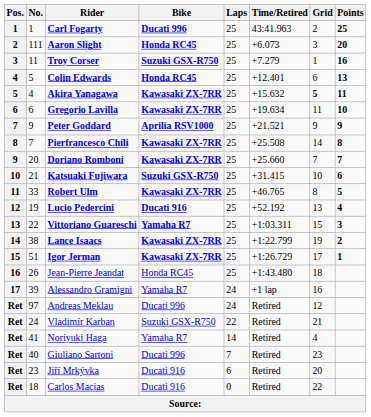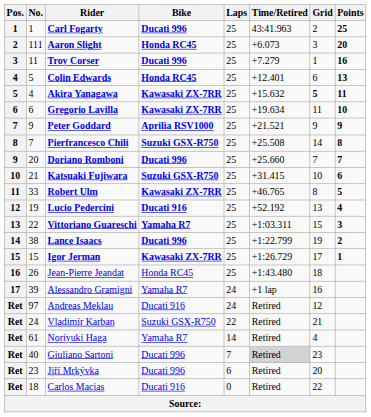(180, 61) Suzuki GSX-R750 -> (164, 61) Ducati 996
(182, 143) Kawasaki ZX-7RR -> (180, 143) Suzuki GSX-R750
(182, 159) Kawasaki ZX-7RR -> (164, 159) Ducati 996
(182, 240) Kawasaki ZX-7RR -> (164, 240) Ducati 996
(33, 257) 51 -> (33, 257) 15
(163, 306) Ducati 996 -> (163, 306) Ducati 916
(33, 338) 41 -> (33, 338) 61
(266, 354) no background -> (266, 354) lightgrey background
(163, 371) Ducati 916 -> (163, 371) Ducati 996
